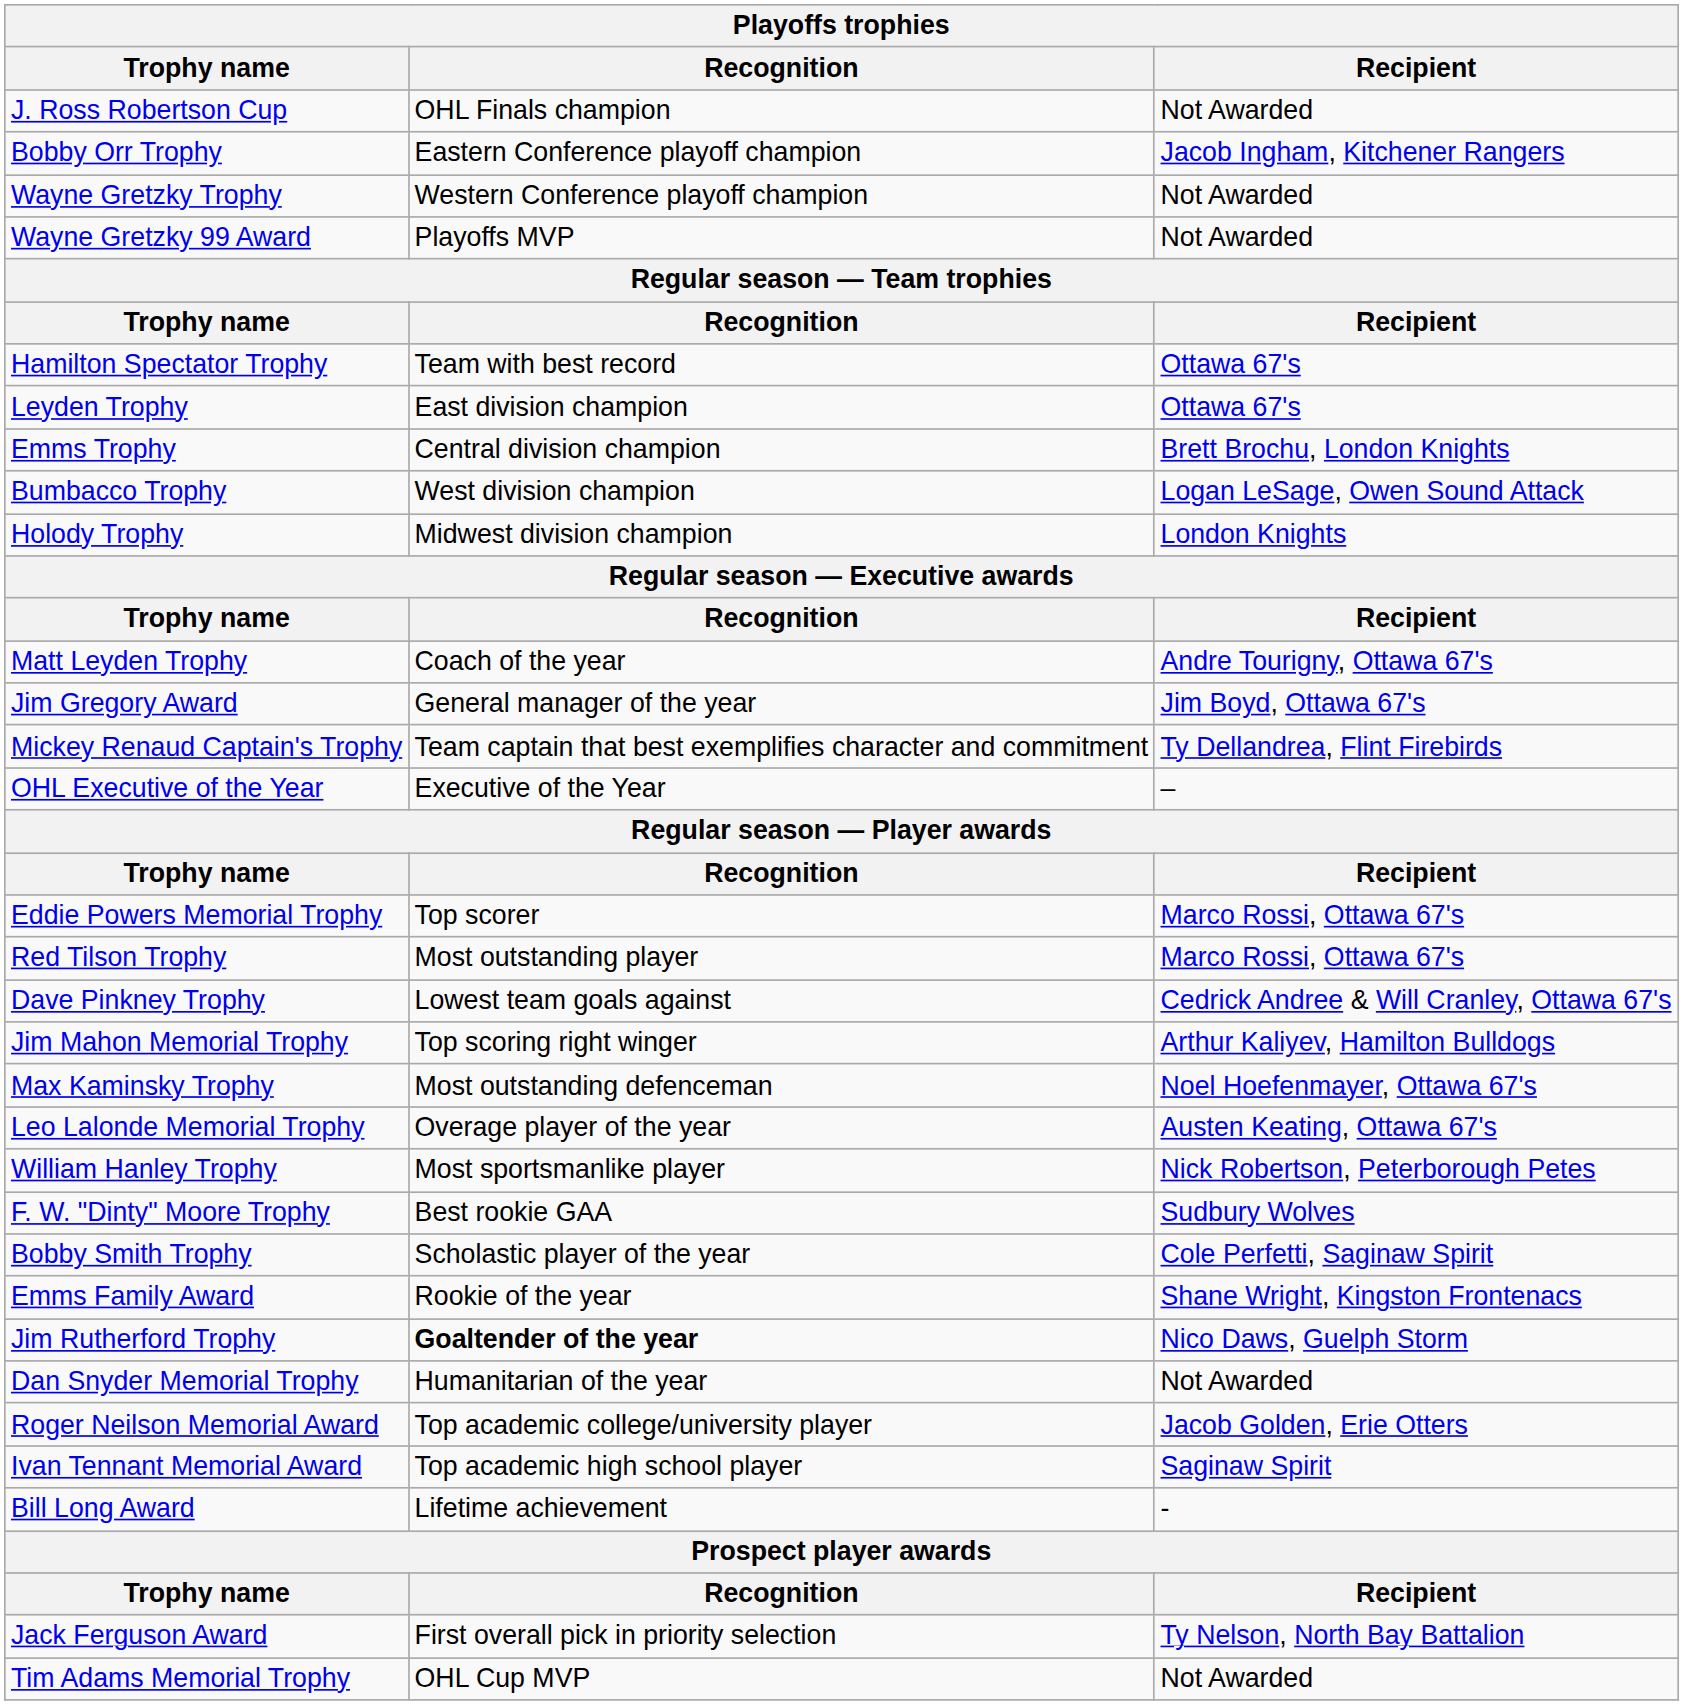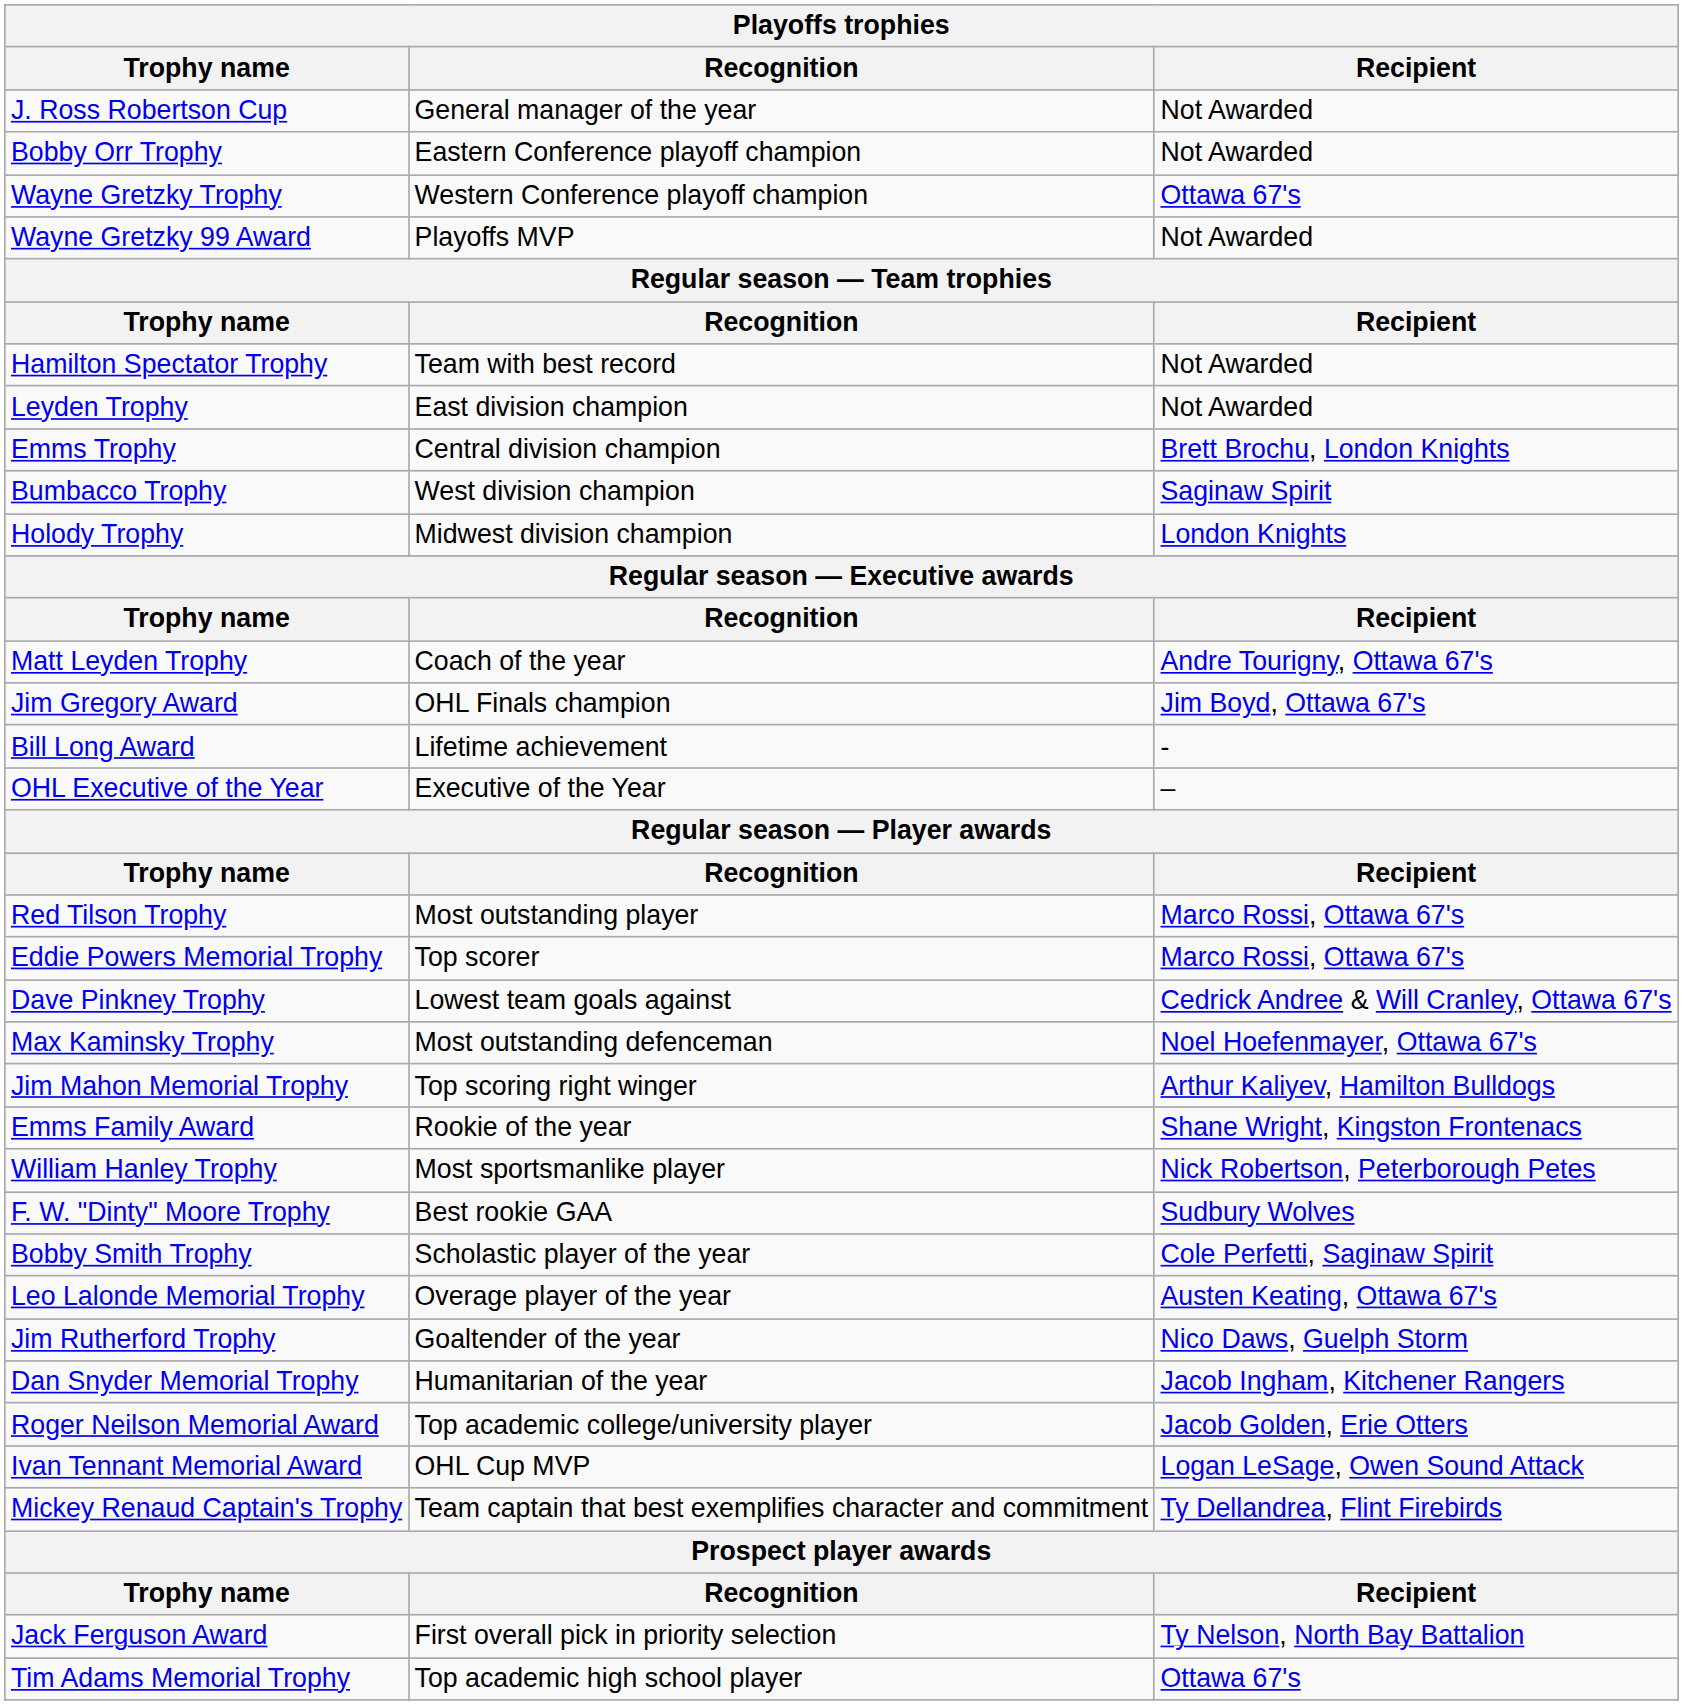(543, 110) OHL Finals champion -> (585, 110) General manager of the year
(1363, 152) Jacob Ingham, Kitchener Rangers -> (1237, 152) Not Awarded
(1237, 195) Not Awarded -> (1231, 195) Ottawa 67's
(1231, 364) Ottawa 67's -> (1237, 364) Not Awarded
(1231, 407) Ottawa 67's -> (1237, 407) Not Awarded
(1372, 491) Logan LeSage, Owen Sound Attack -> (1246, 491) Saginaw Spirit
(585, 703) General manager of the year -> (543, 703) OHL Finals champion
rows swapped: (103, 1508) <-> (207, 746)
rows swapped: (119, 957) <-> (197, 915)
rows swapped: (142, 1085) <-> (180, 1042)
rows swapped: (132, 1296) <-> (188, 1127)
(556, 1339) bold -> (548, 1339) normal
(1237, 1381) Not Awarded -> (1363, 1381) Jacob Ingham, Kitchener Rangers
(608, 1466) Top academic high school player -> (502, 1466) OHL Cup MVP
(1246, 1466) Saginaw Spirit -> (1372, 1466) Logan LeSage, Owen Sound Attack
(502, 1678) OHL Cup MVP -> (608, 1678) Top academic high school player
(1237, 1678) Not Awarded -> (1231, 1678) Ottawa 67's
